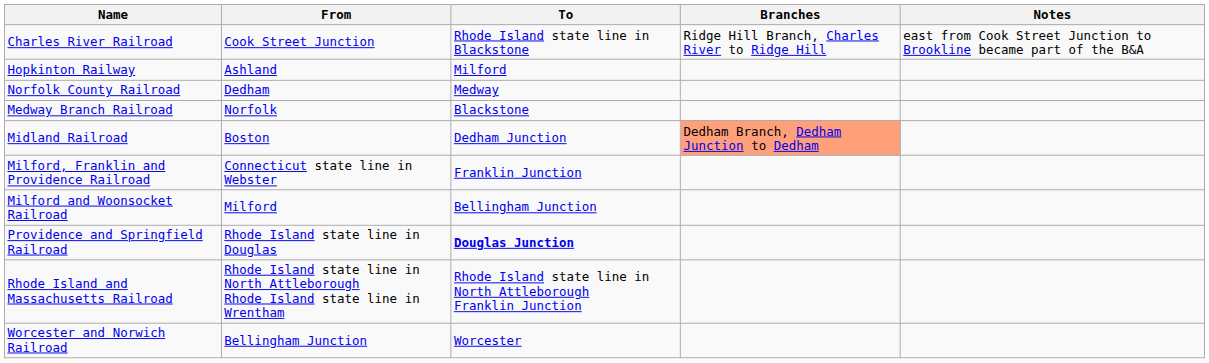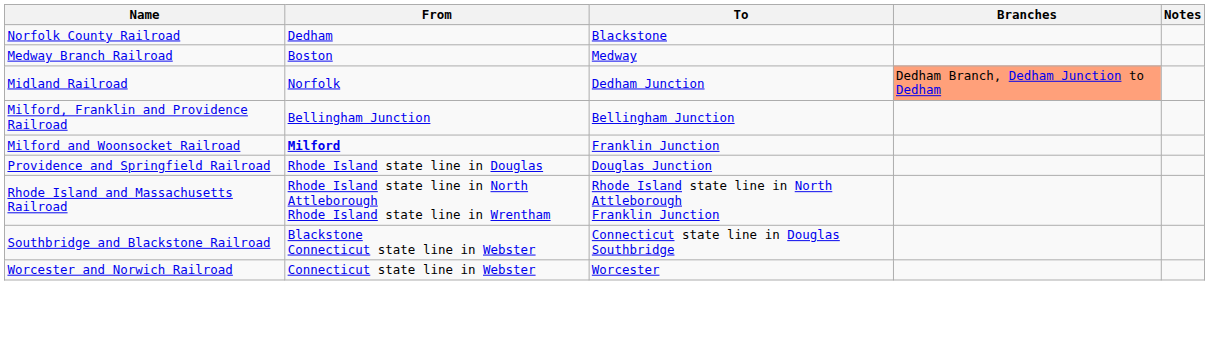- row: (90, 42)
- row: (71, 70)
(476, 90) Medway -> (629, 35) Blackstone
(251, 110) Norfolk -> (310, 55) Boston
(491, 110) Blackstone -> (614, 55) Medway
(247, 138) Boston -> (314, 83) Norfolk
(318, 173) Connecticut state line in Webster -> (359, 118) Bellingham Junction
(518, 173) Franklin Junction -> (663, 118) Bellingham Junction
(251, 207) normal -> (314, 145) bold
(525, 207) Bellingham Junction -> (656, 145) Franklin Junction
(514, 242) bold -> (652, 165) normal
+ row: (139, 242)
(296, 340) Bellingham Junction -> (412, 270) Connecticut state line in Webster
